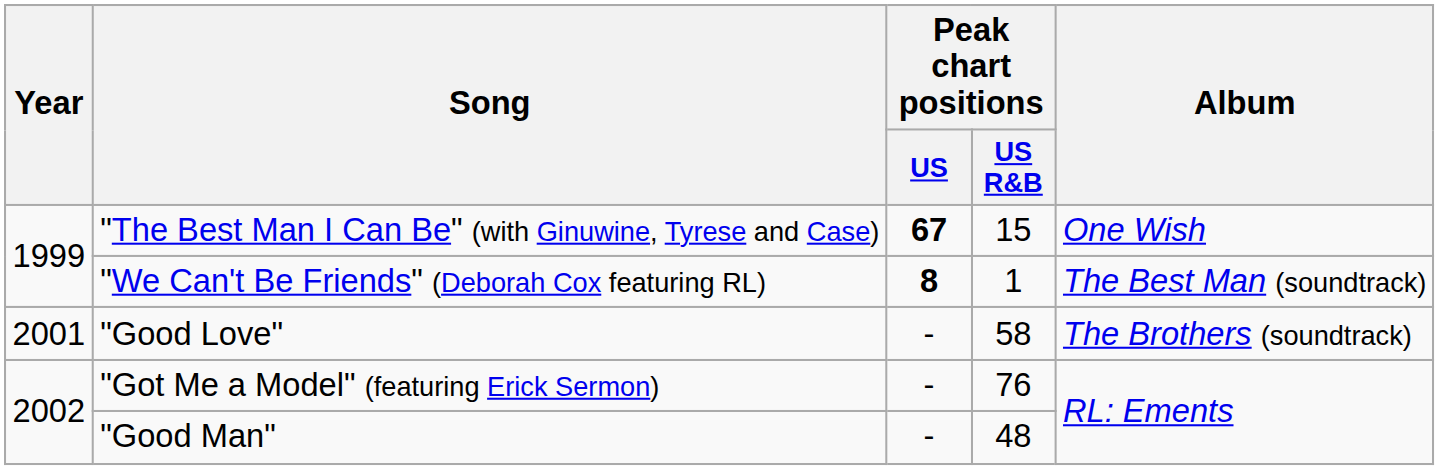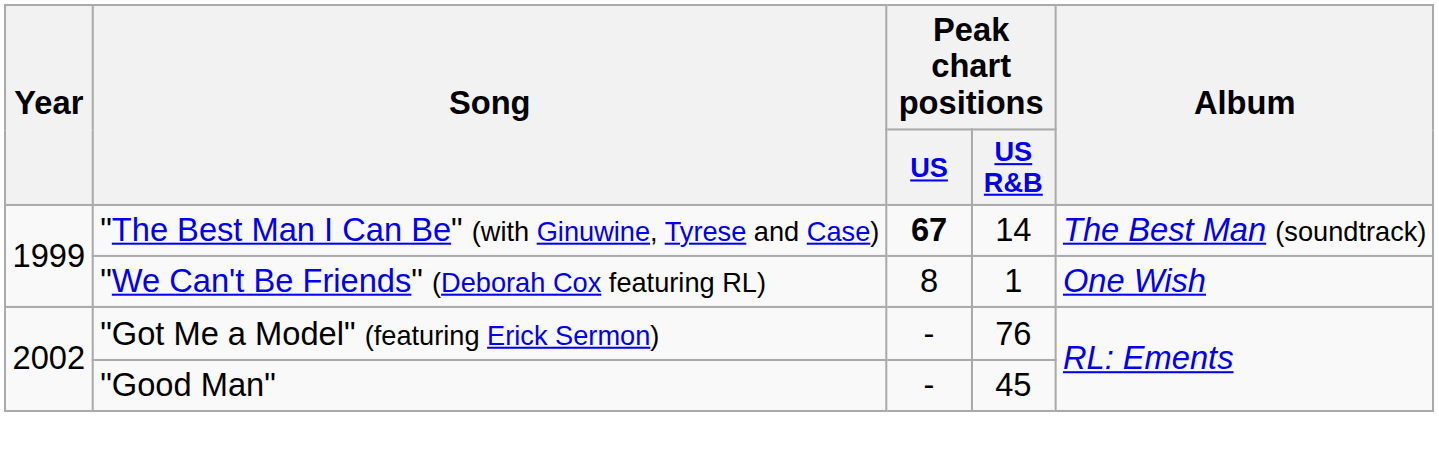(1013, 229) 15 -> (1013, 229) 14
(1134, 229) One Wish -> (1245, 229) The Best Man (soundtrack)
(929, 281) bold -> (929, 281) normal
(1245, 281) The Best Man (soundtrack) -> (1134, 281) One Wish
- row: (192, 333)
(1013, 436) 48 -> (1013, 384) 45
